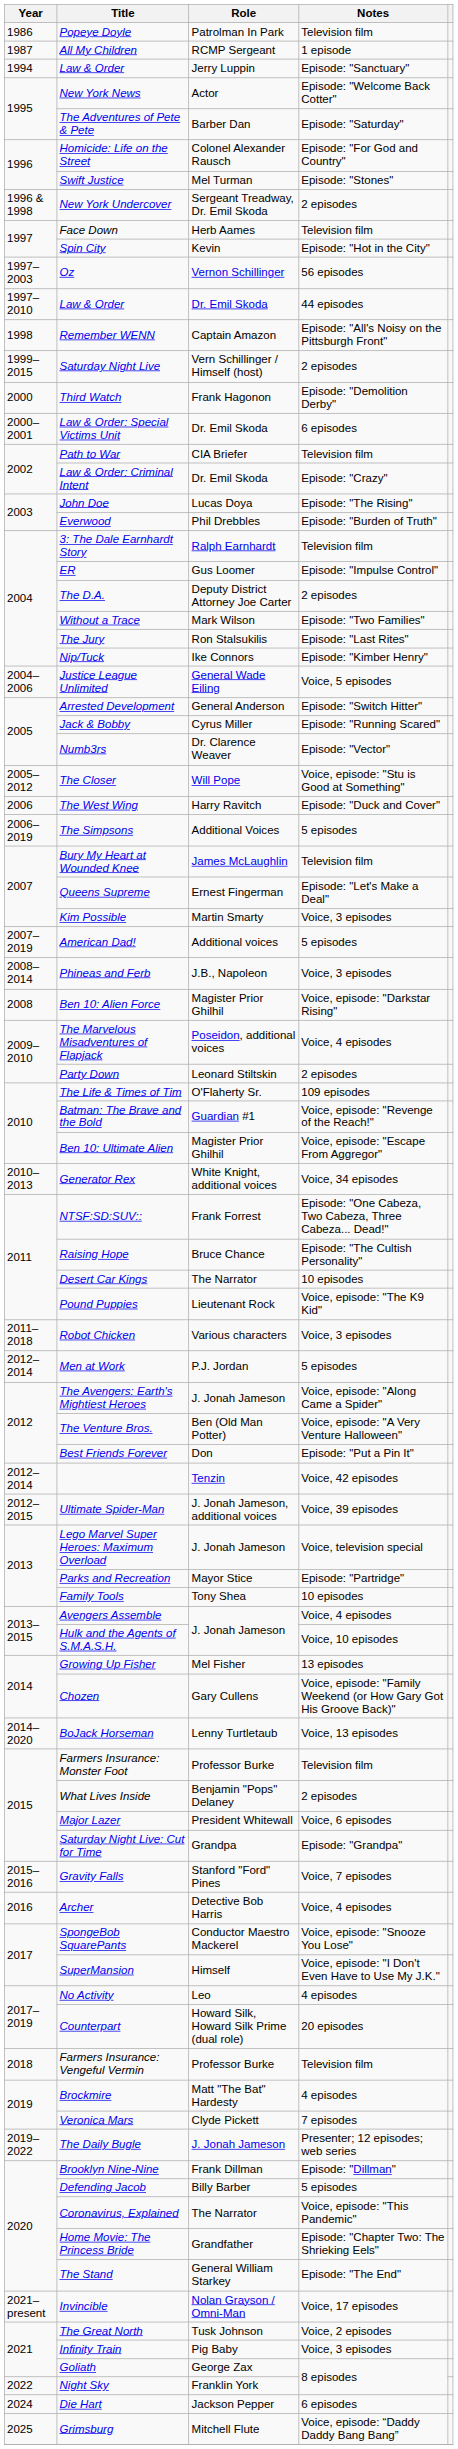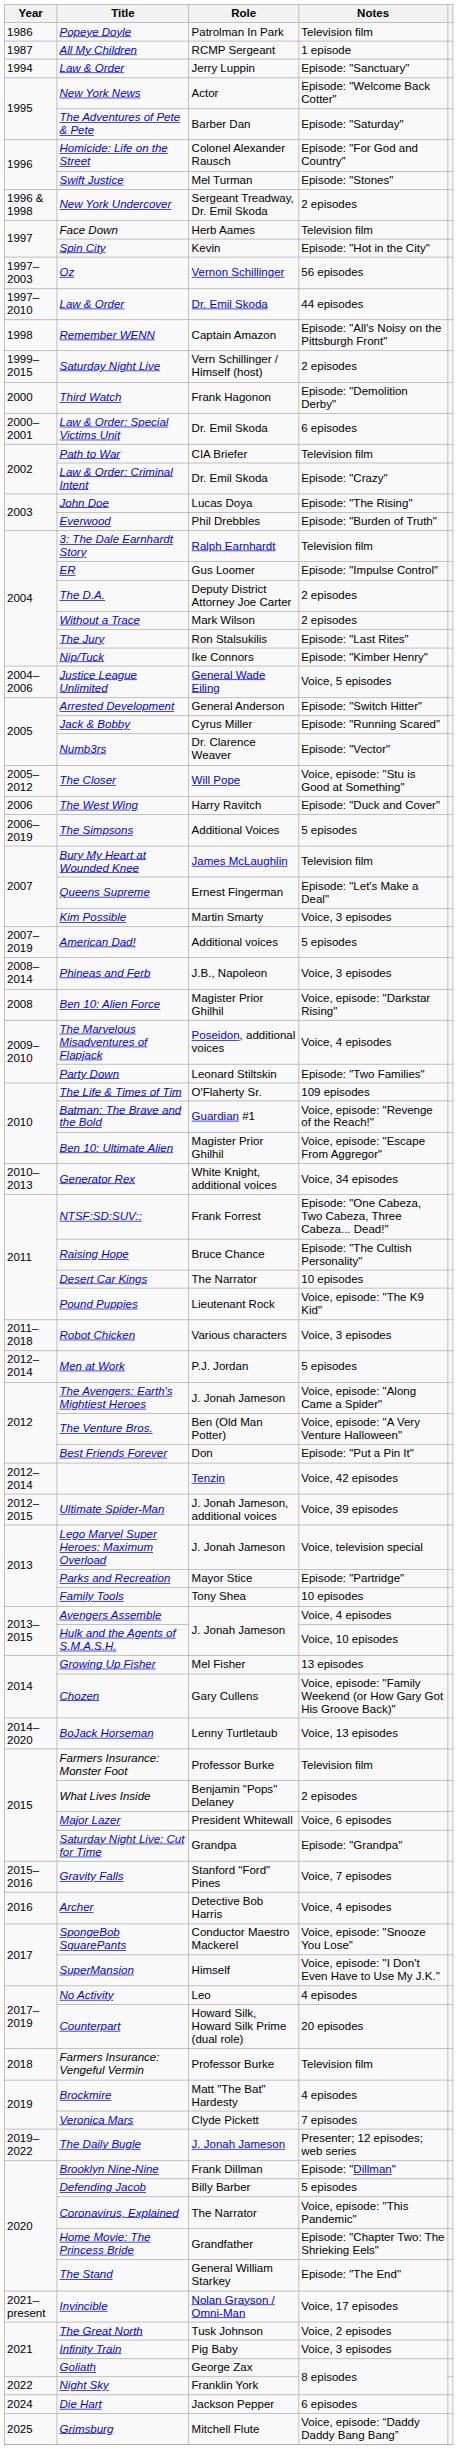(363, 620) Episode: "Two Families" -> (329, 620) 2 episodes
(329, 1073) 2 episodes -> (363, 1073) Episode: "Two Families"
